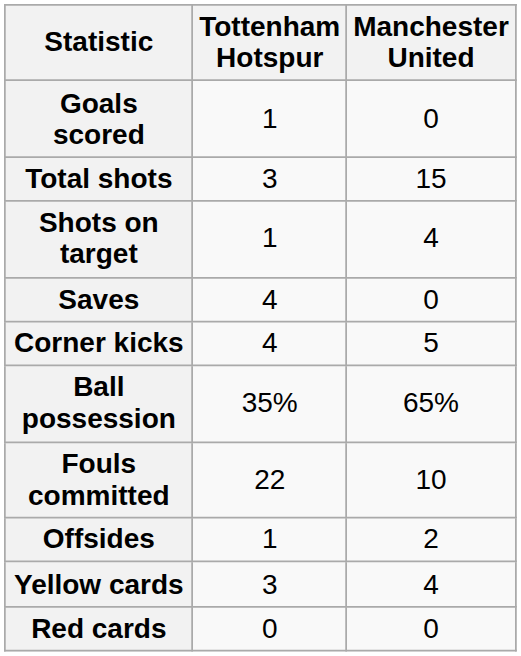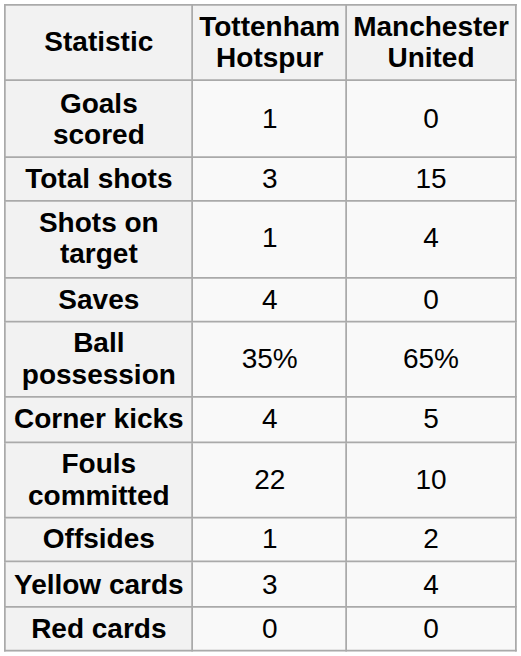rows swapped: (99, 403) <-> (99, 343)
